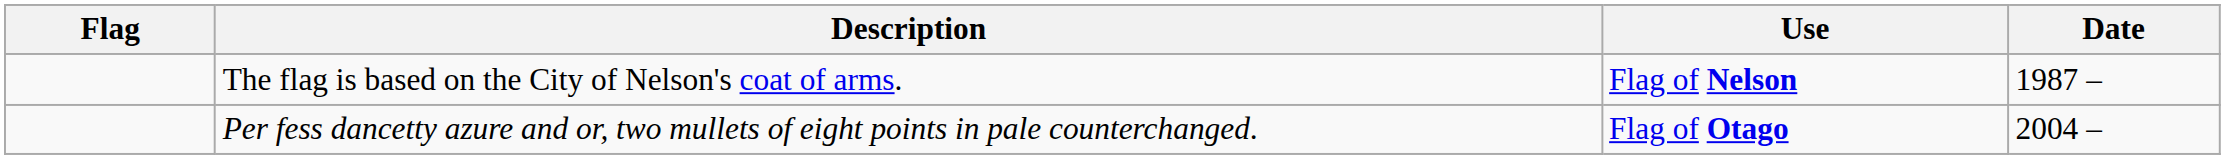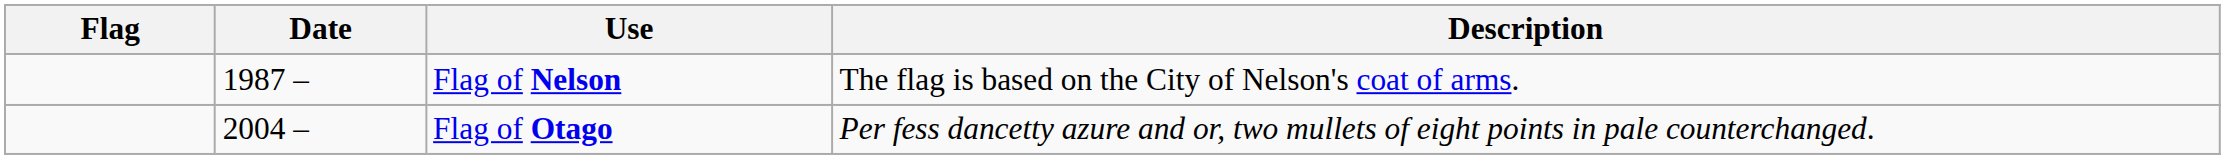columns swapped: (2114, 29) <-> (909, 29)
